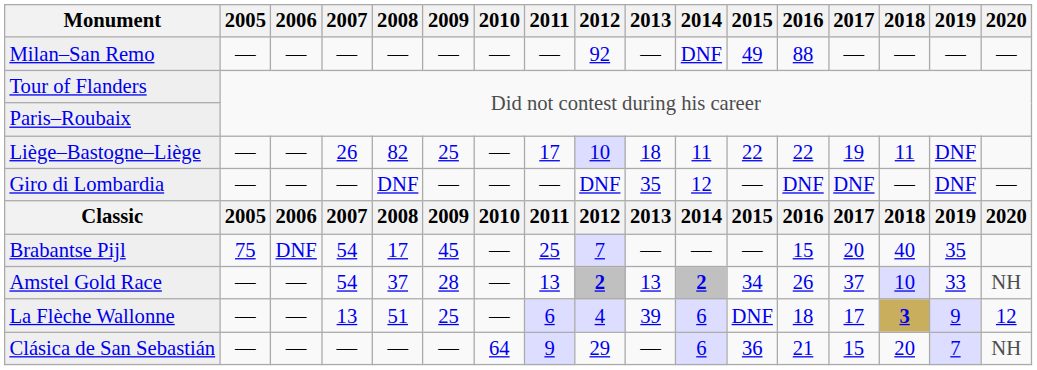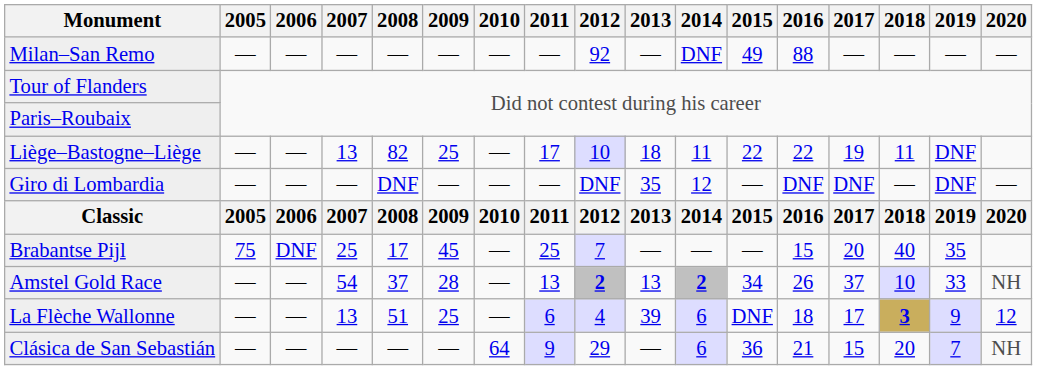(347, 151) 26 -> (347, 151) 13
(347, 250) 54 -> (347, 250) 25
